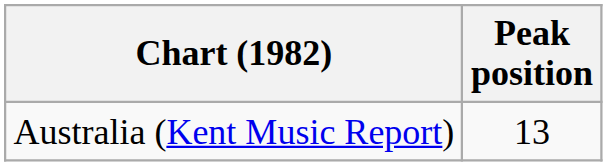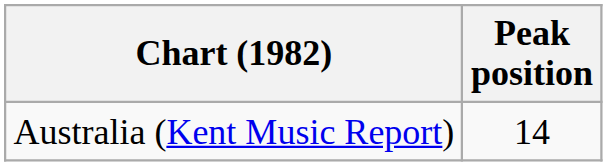(532, 130) 13 -> (532, 130) 14
